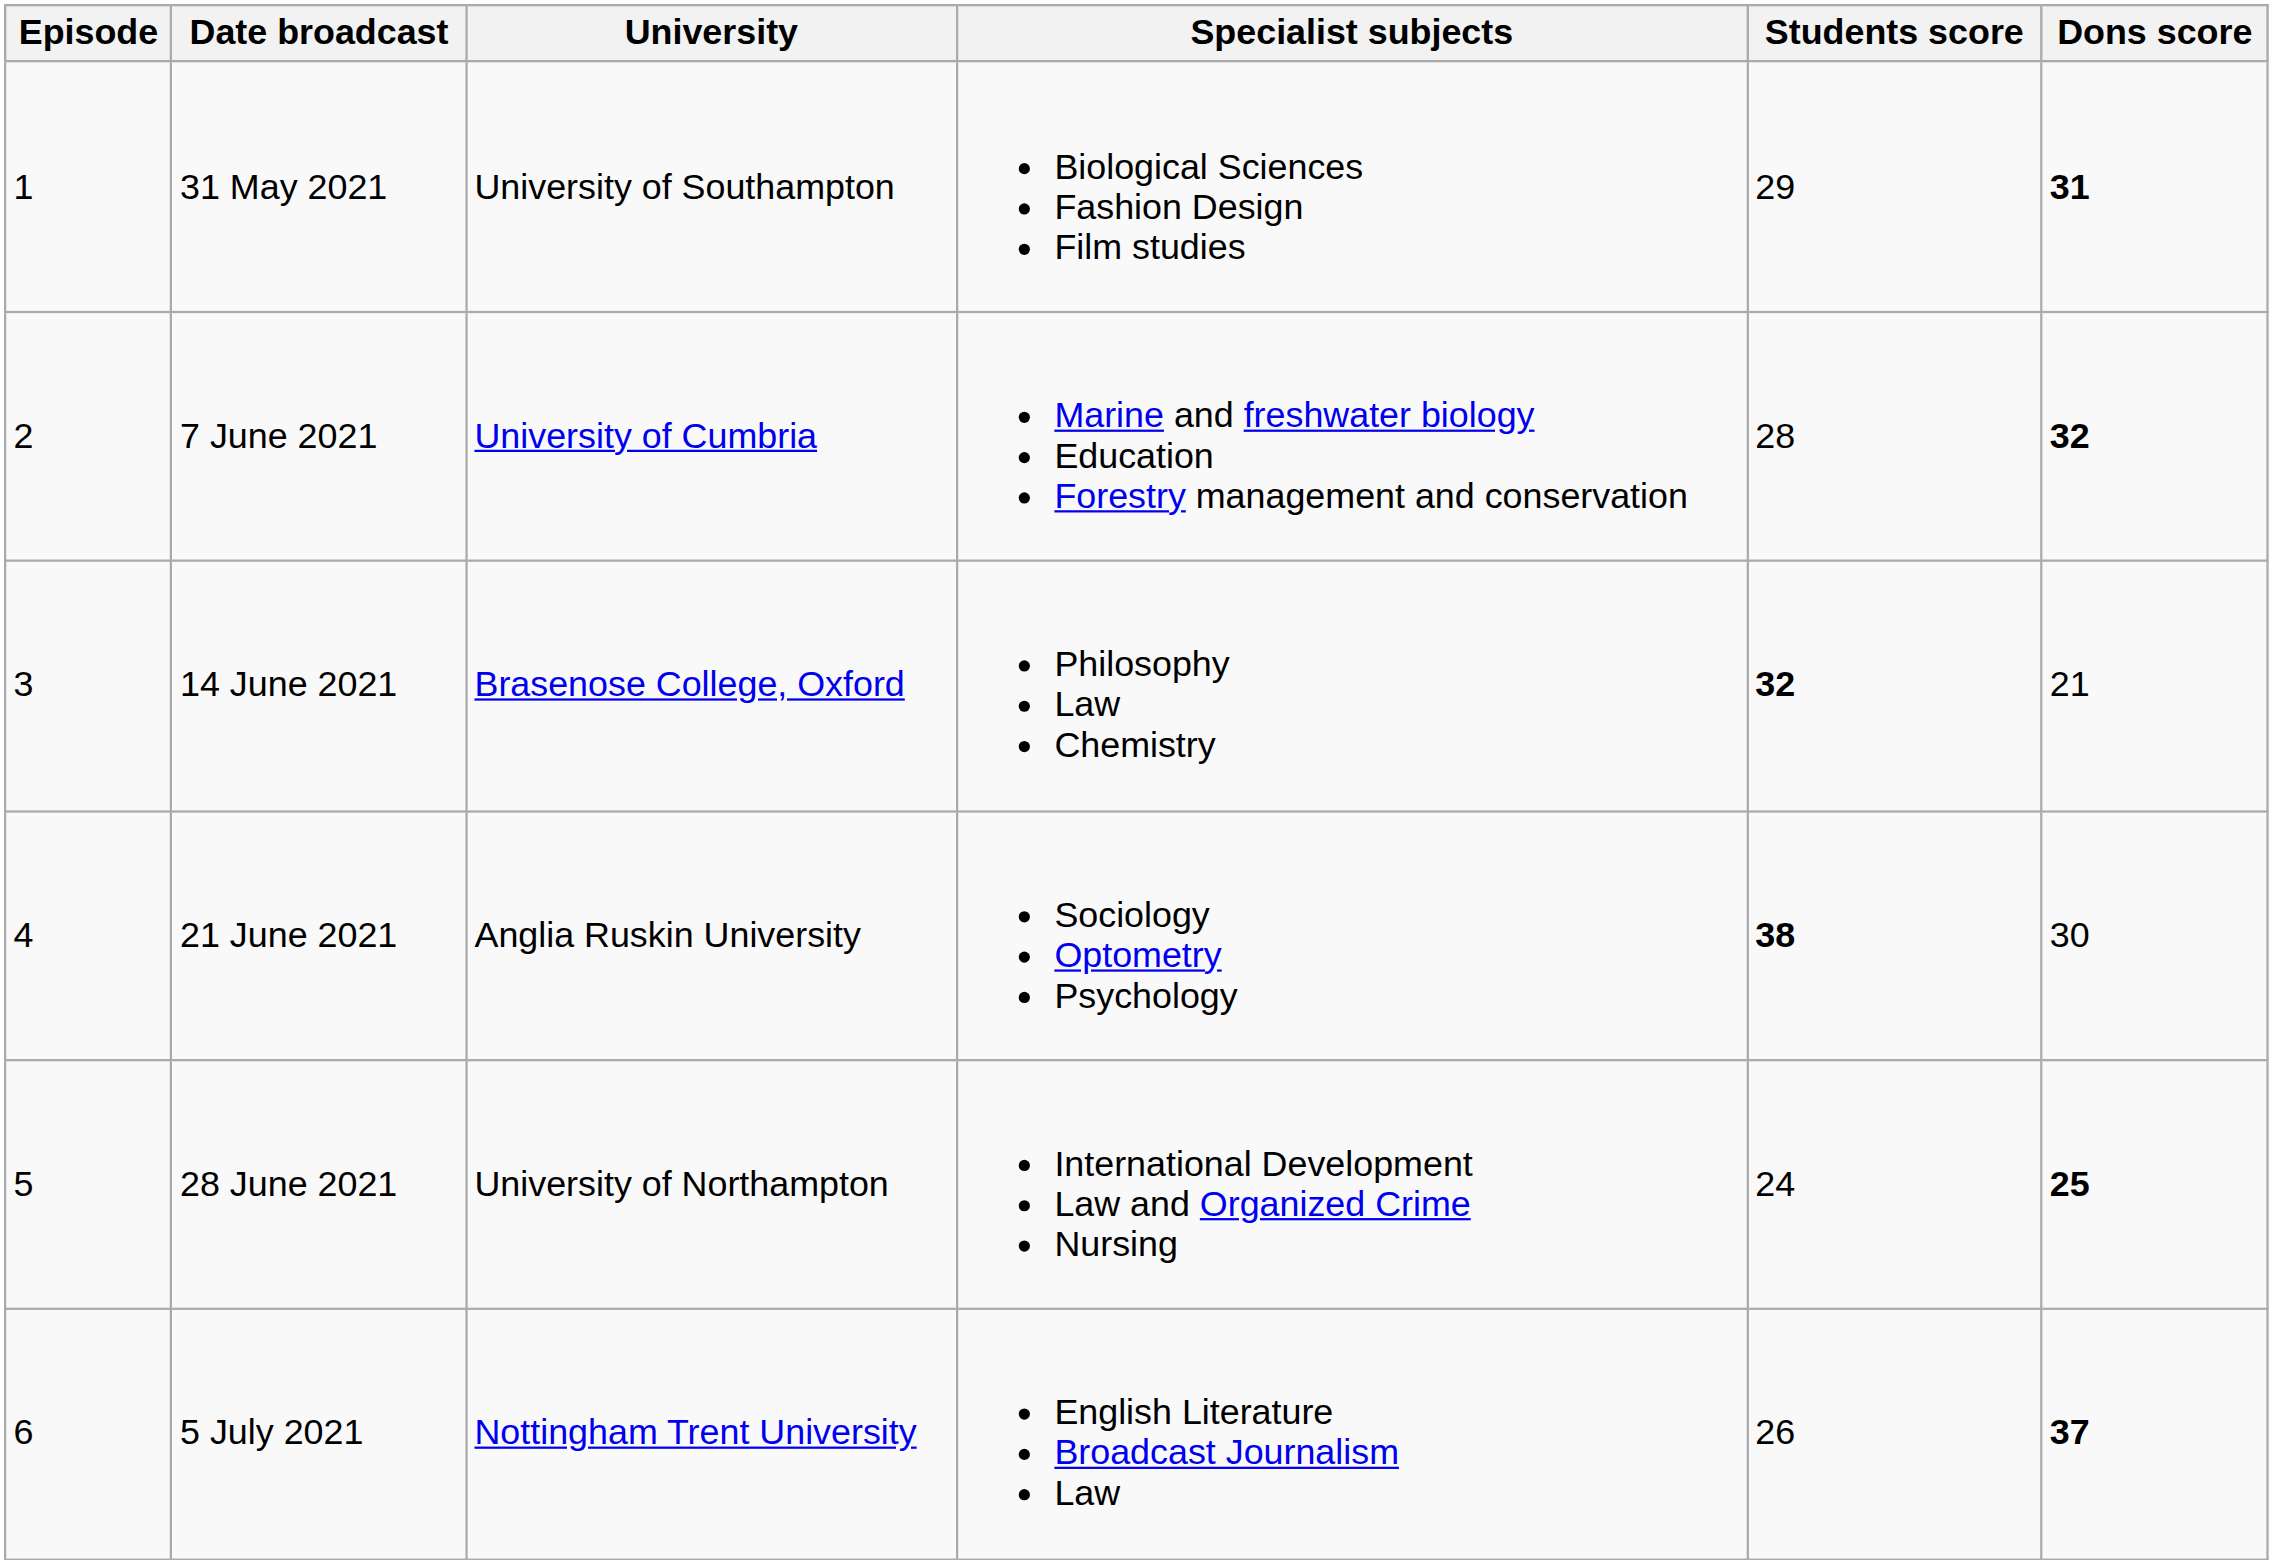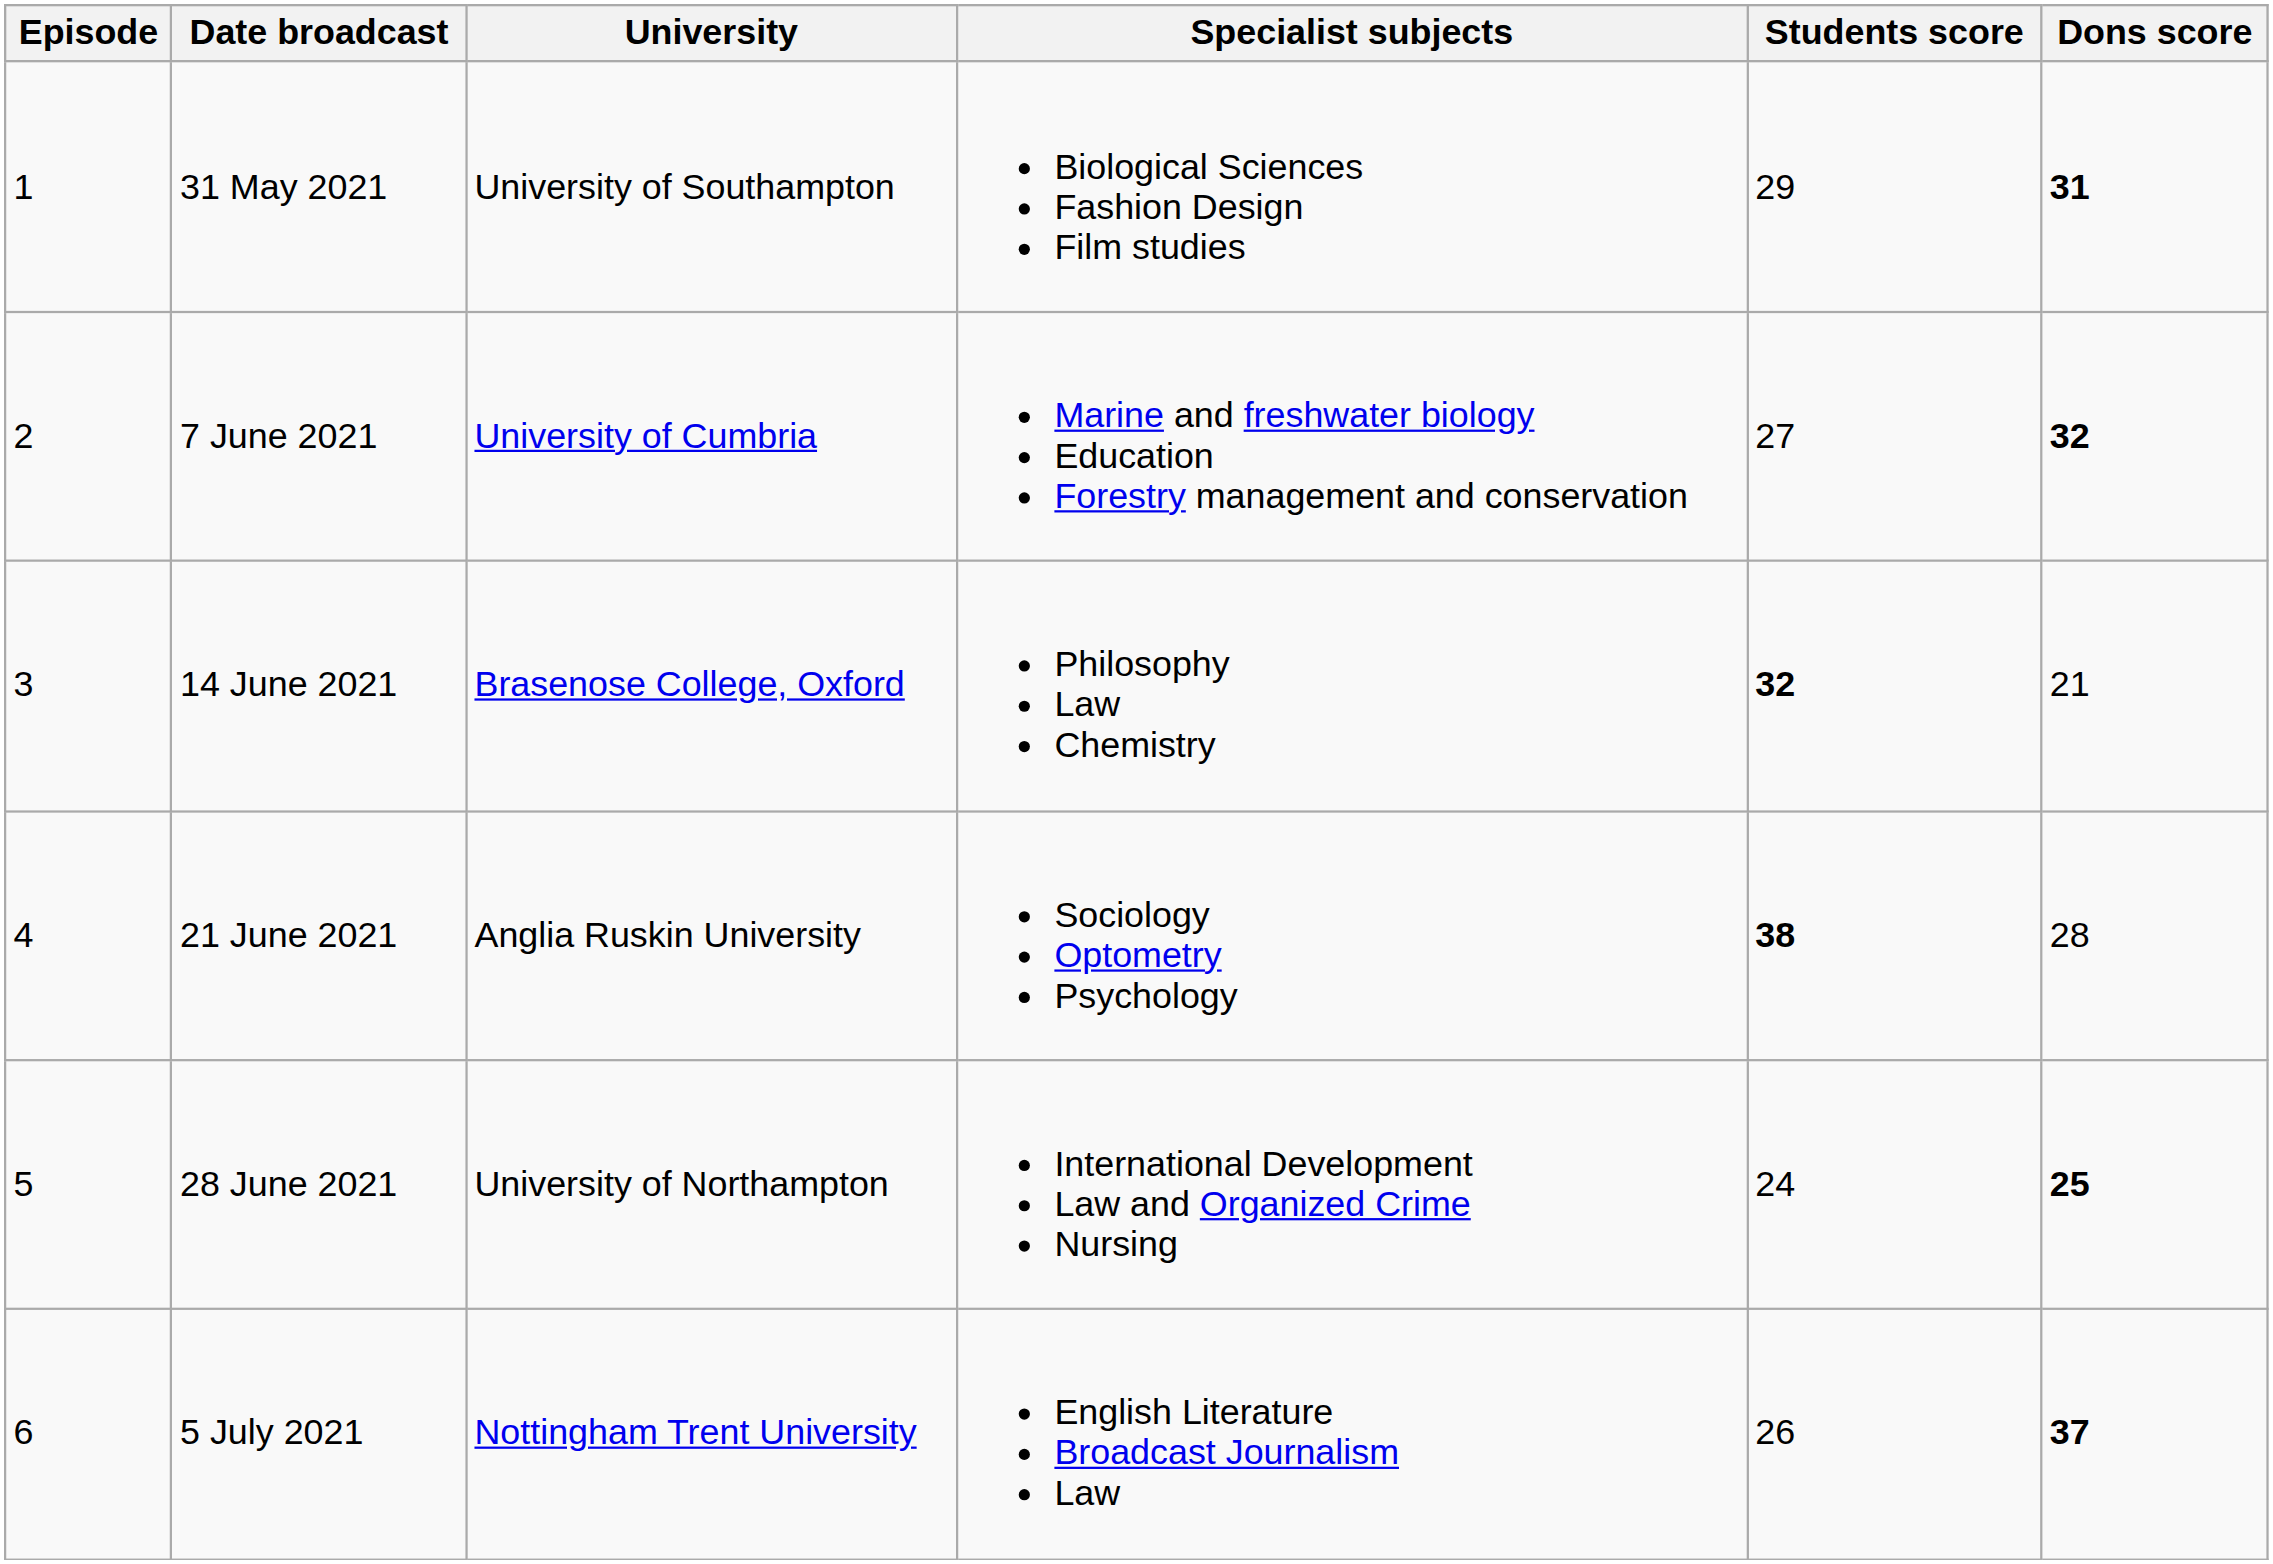(1775, 435) 28 -> (1775, 435) 27
(2070, 934) 30 -> (2070, 934) 28
